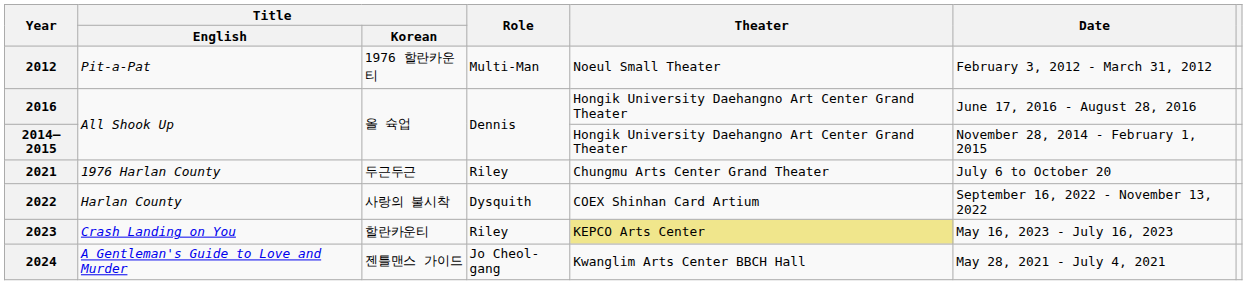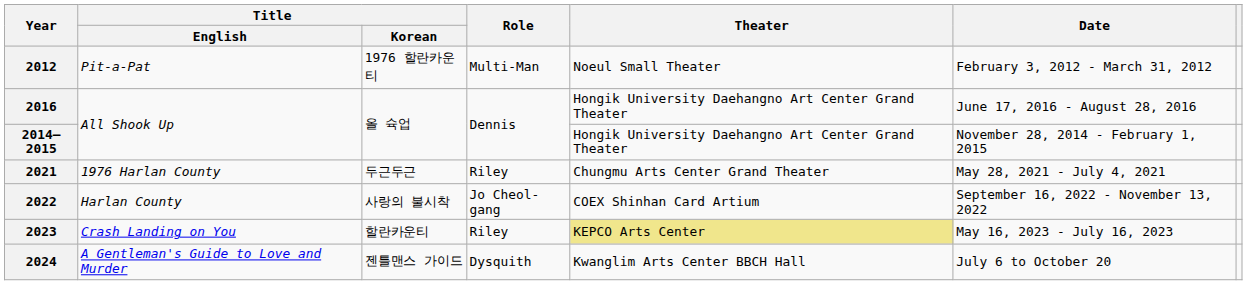(1034, 172) July 6 to October 20 -> (1061, 172) May 28, 2021 - July 4, 2021
(500, 202) Dysquith -> (504, 202) Jo Cheol-gang
(504, 261) Jo Cheol-gang -> (500, 261) Dysquith
(1061, 261) May 28, 2021 - July 4, 2021 -> (1034, 261) July 6 to October 20
